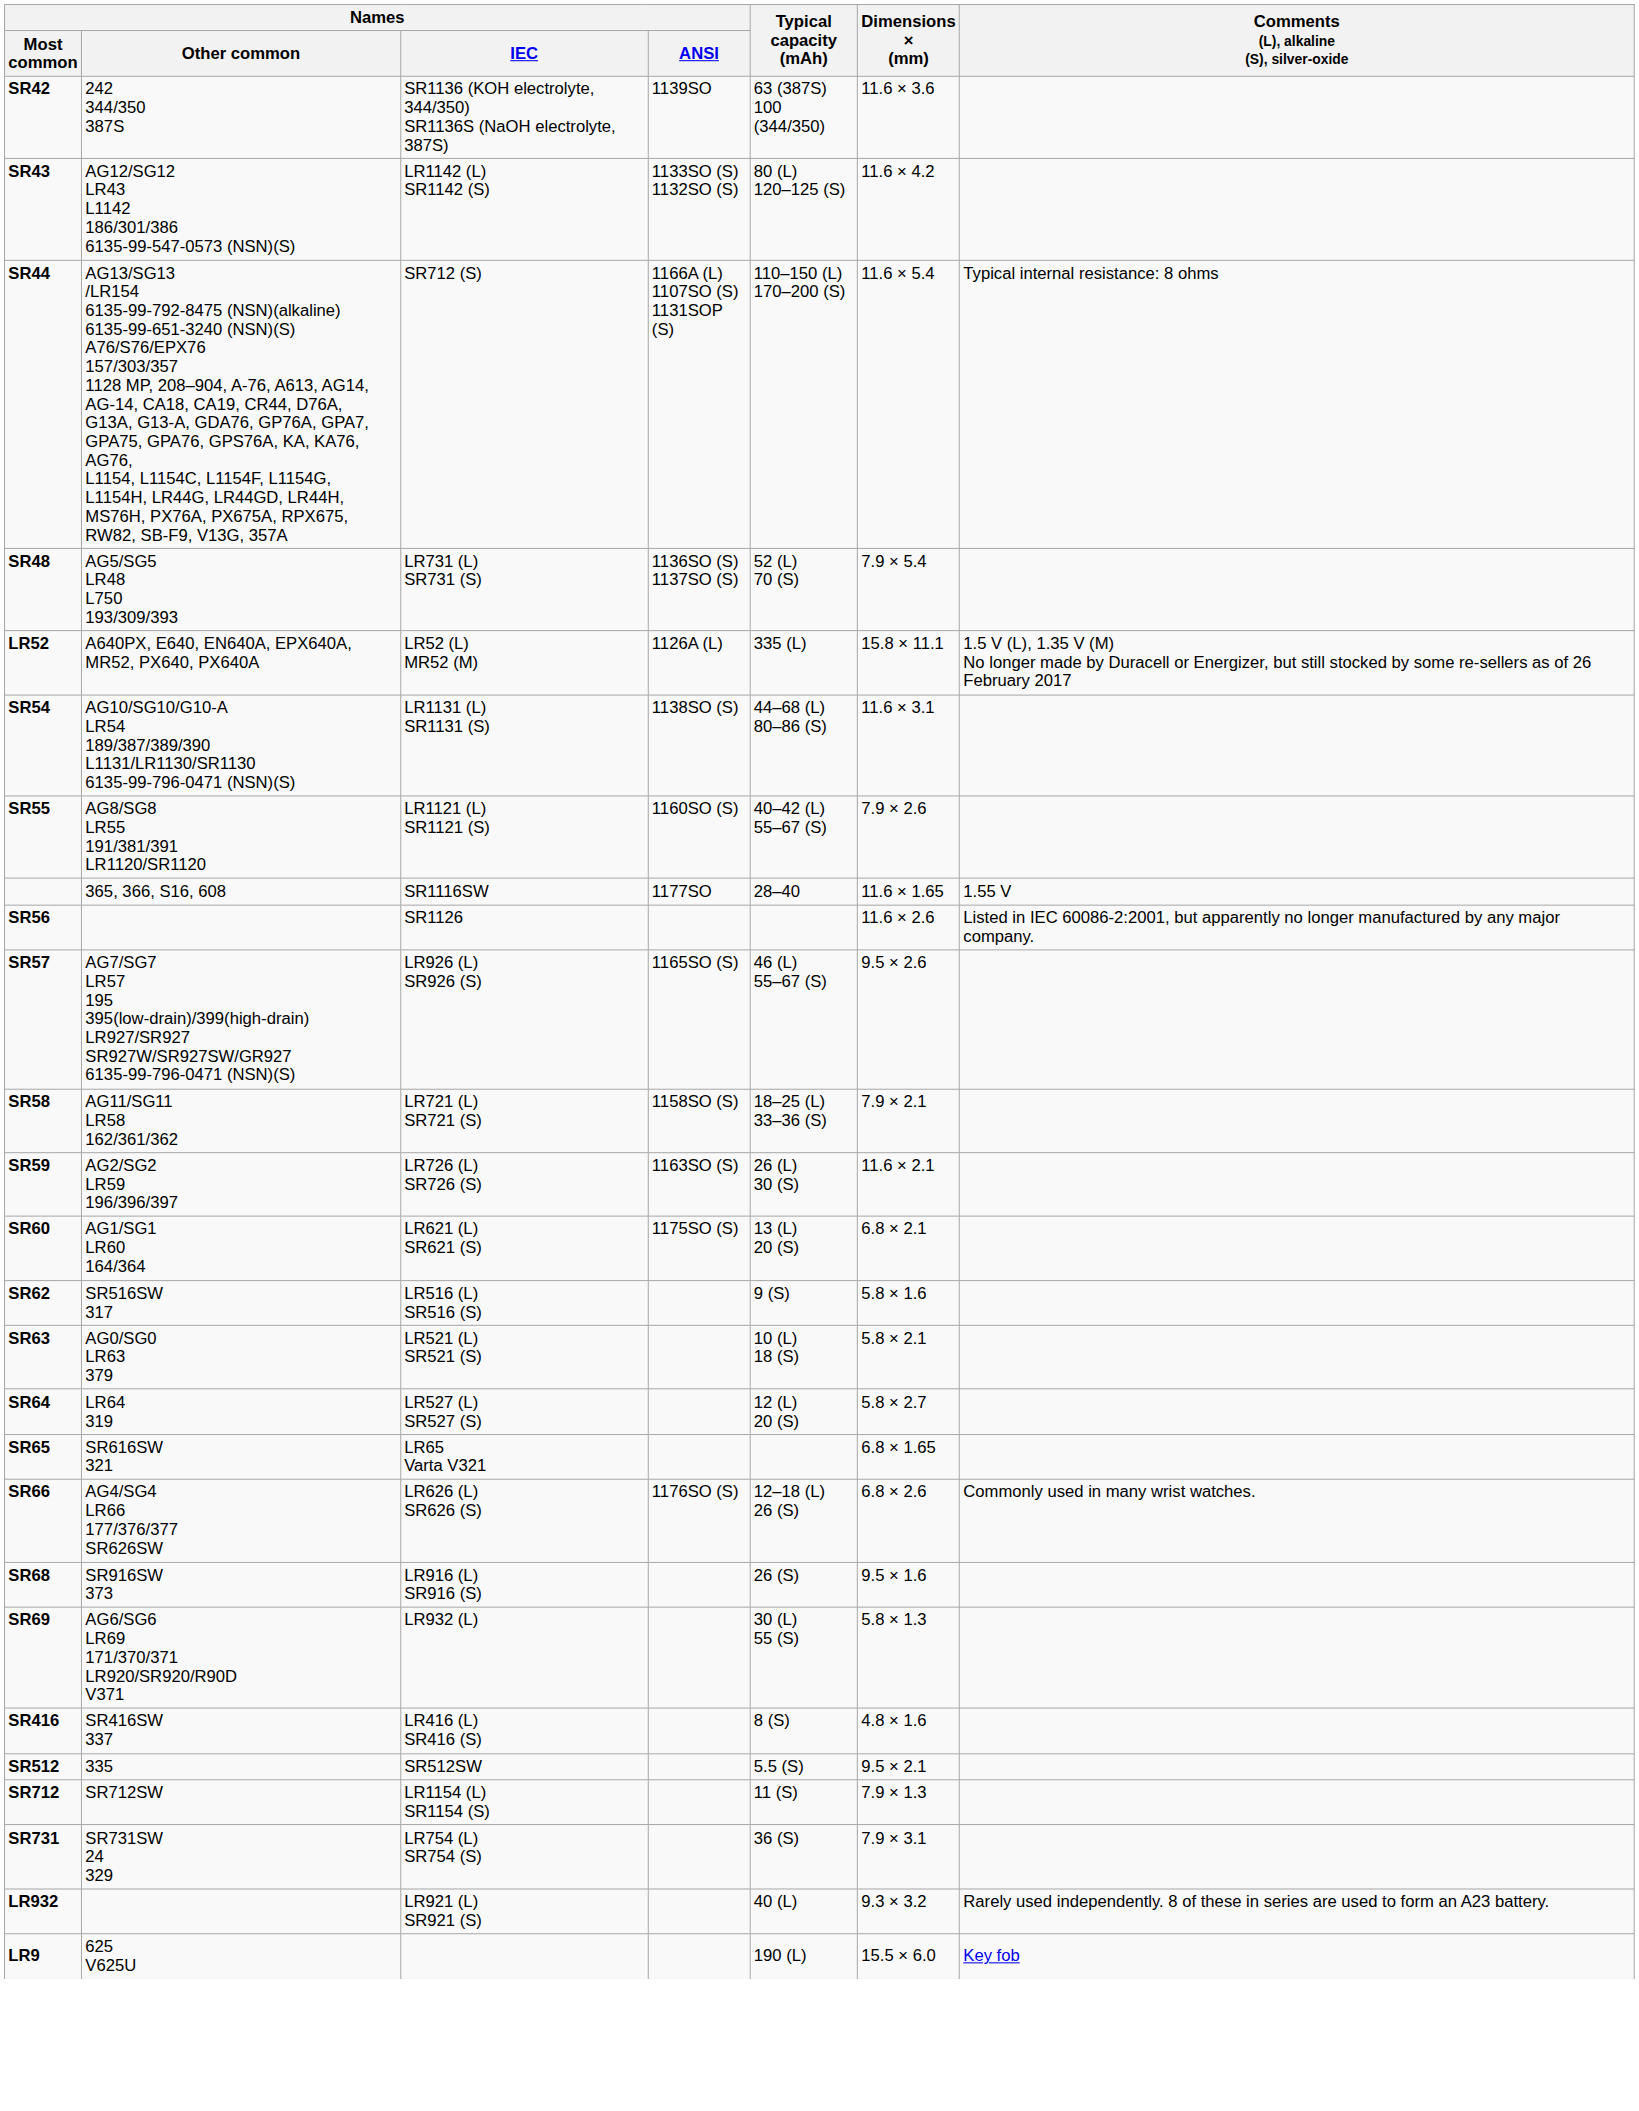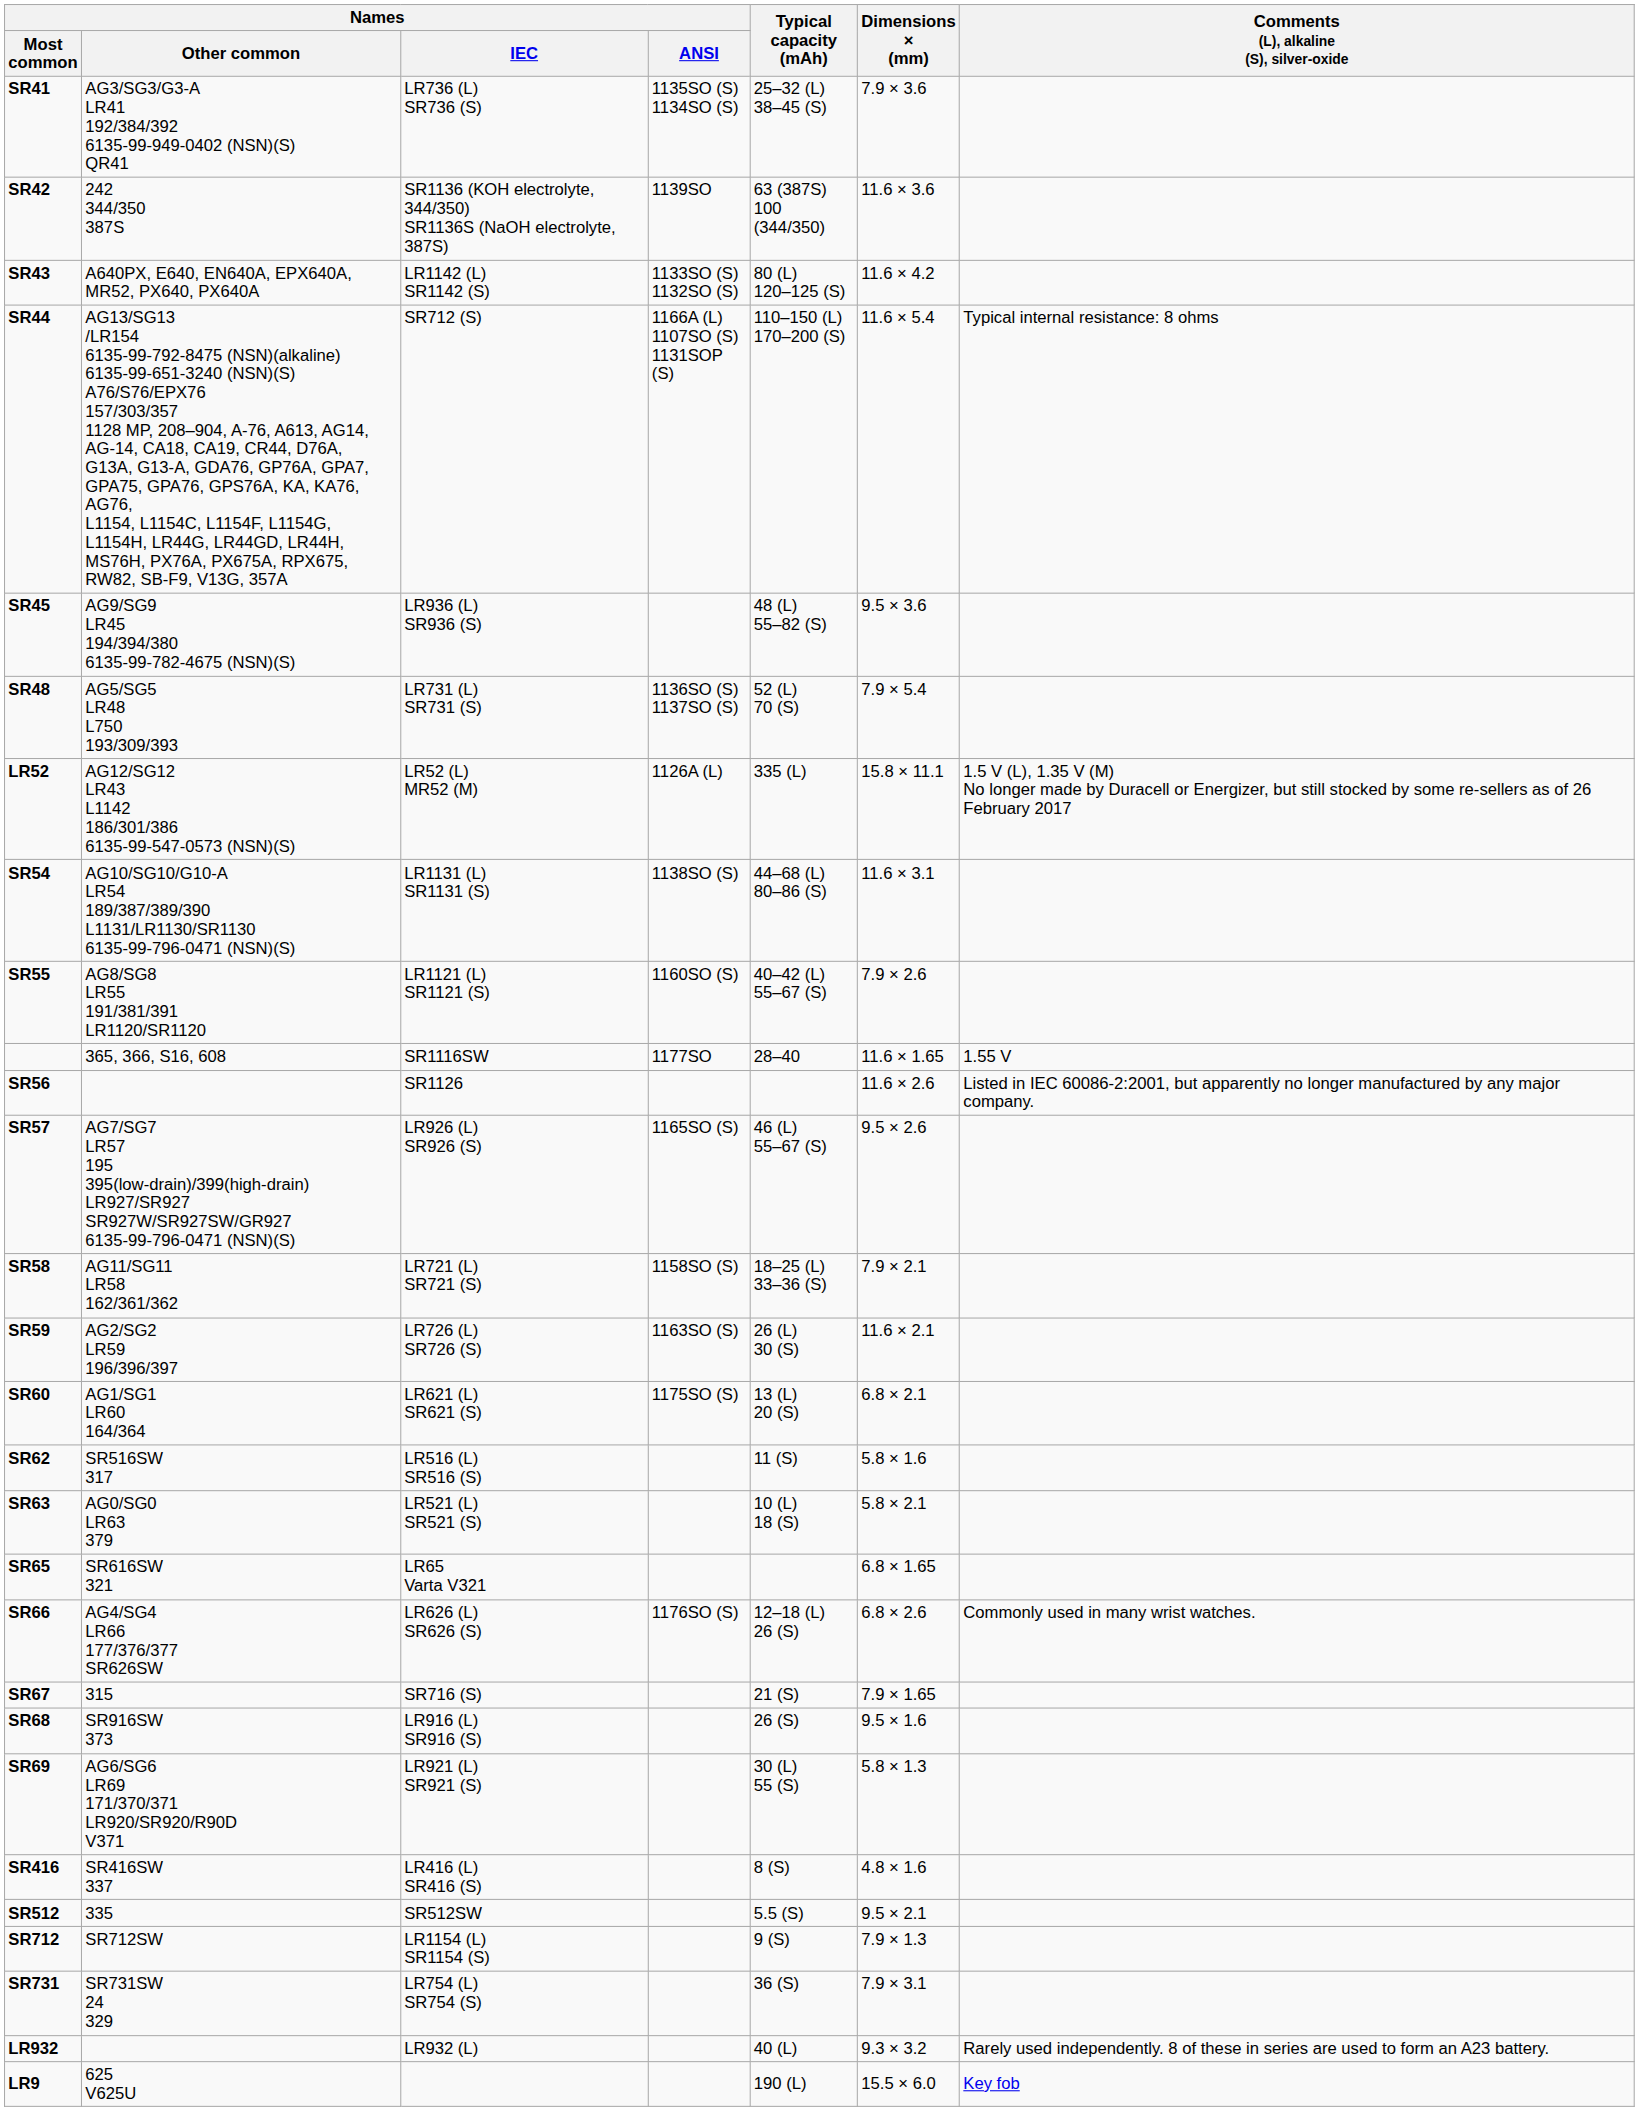+ row: (29, 89)
(190, 209) AG12/SG12 LR43 L1142 186/301/386 6135-99-547-0573 (NSN)(S) -> (219, 282) A640PX, E640, EN640A, EPX640A, MR52, PX640, PX640A
+ row: (29, 606)
(219, 653) A640PX, E640, EN640A, EPX640A, MR52, PX640, PX640A -> (190, 809) AG12/SG12 LR43 L1142 186/301/386 6135-99-547-0573 (NSN)(S)
(772, 1293) 9 (S) -> (776, 1458) 11 (S)
- row: (29, 1402)
+ row: (29, 1695)
(441, 1620) LR932 (L) -> (443, 1775) LR921 (L) SR921 (S)
(776, 1792) 11 (S) -> (772, 1939) 9 (S)
(443, 1911) LR921 (L) SR921 (S) -> (441, 2048) LR932 (L)
